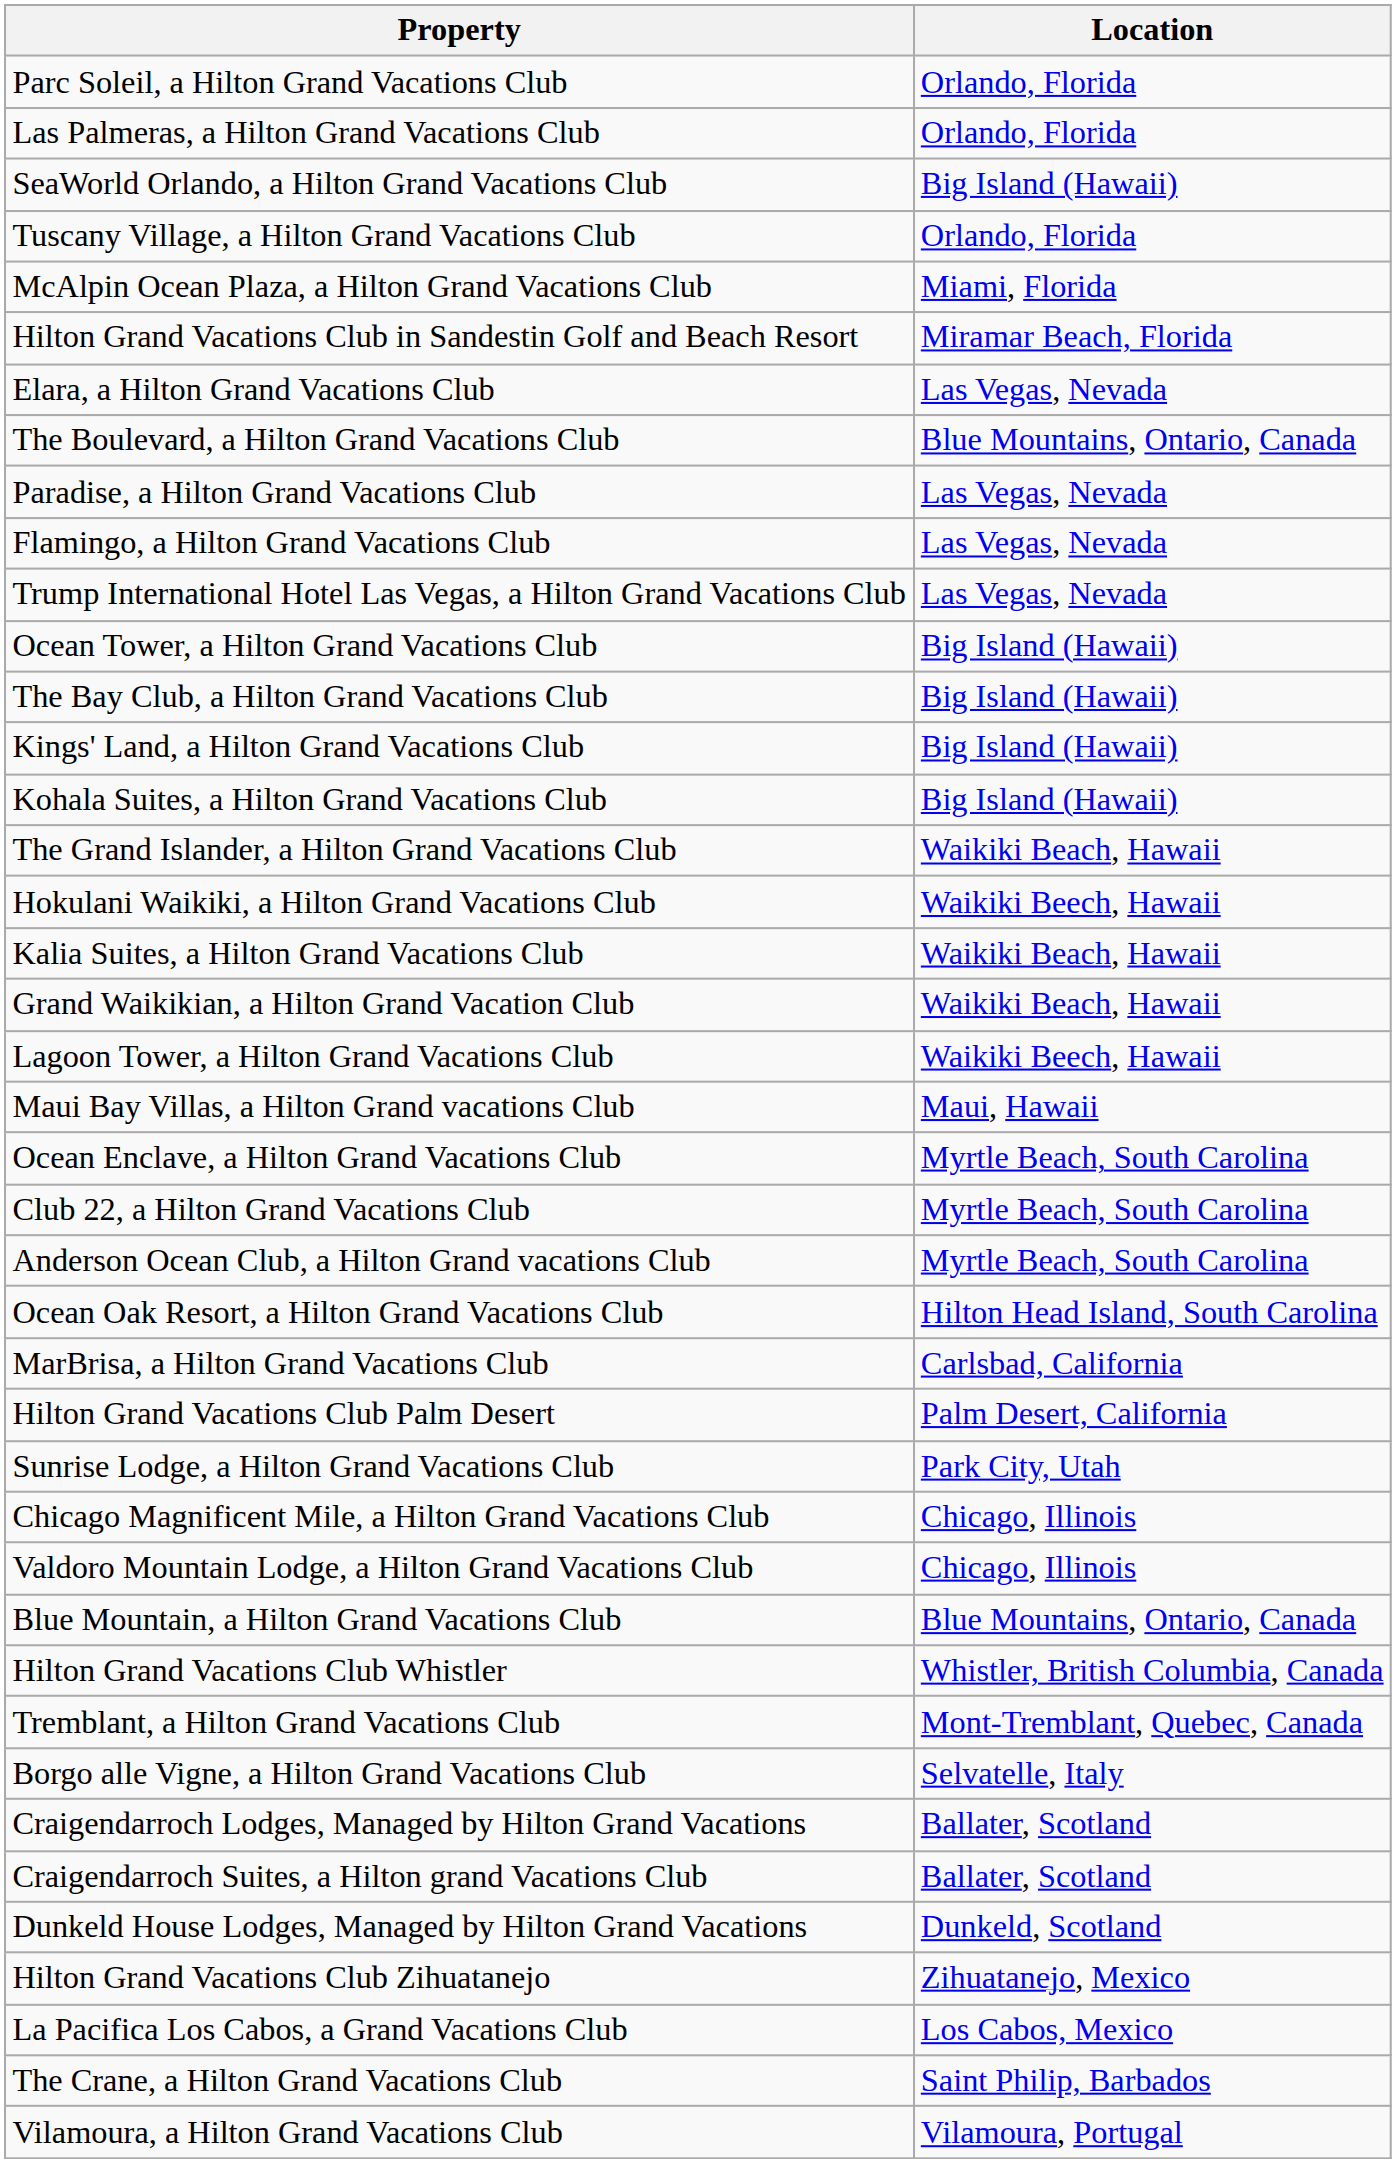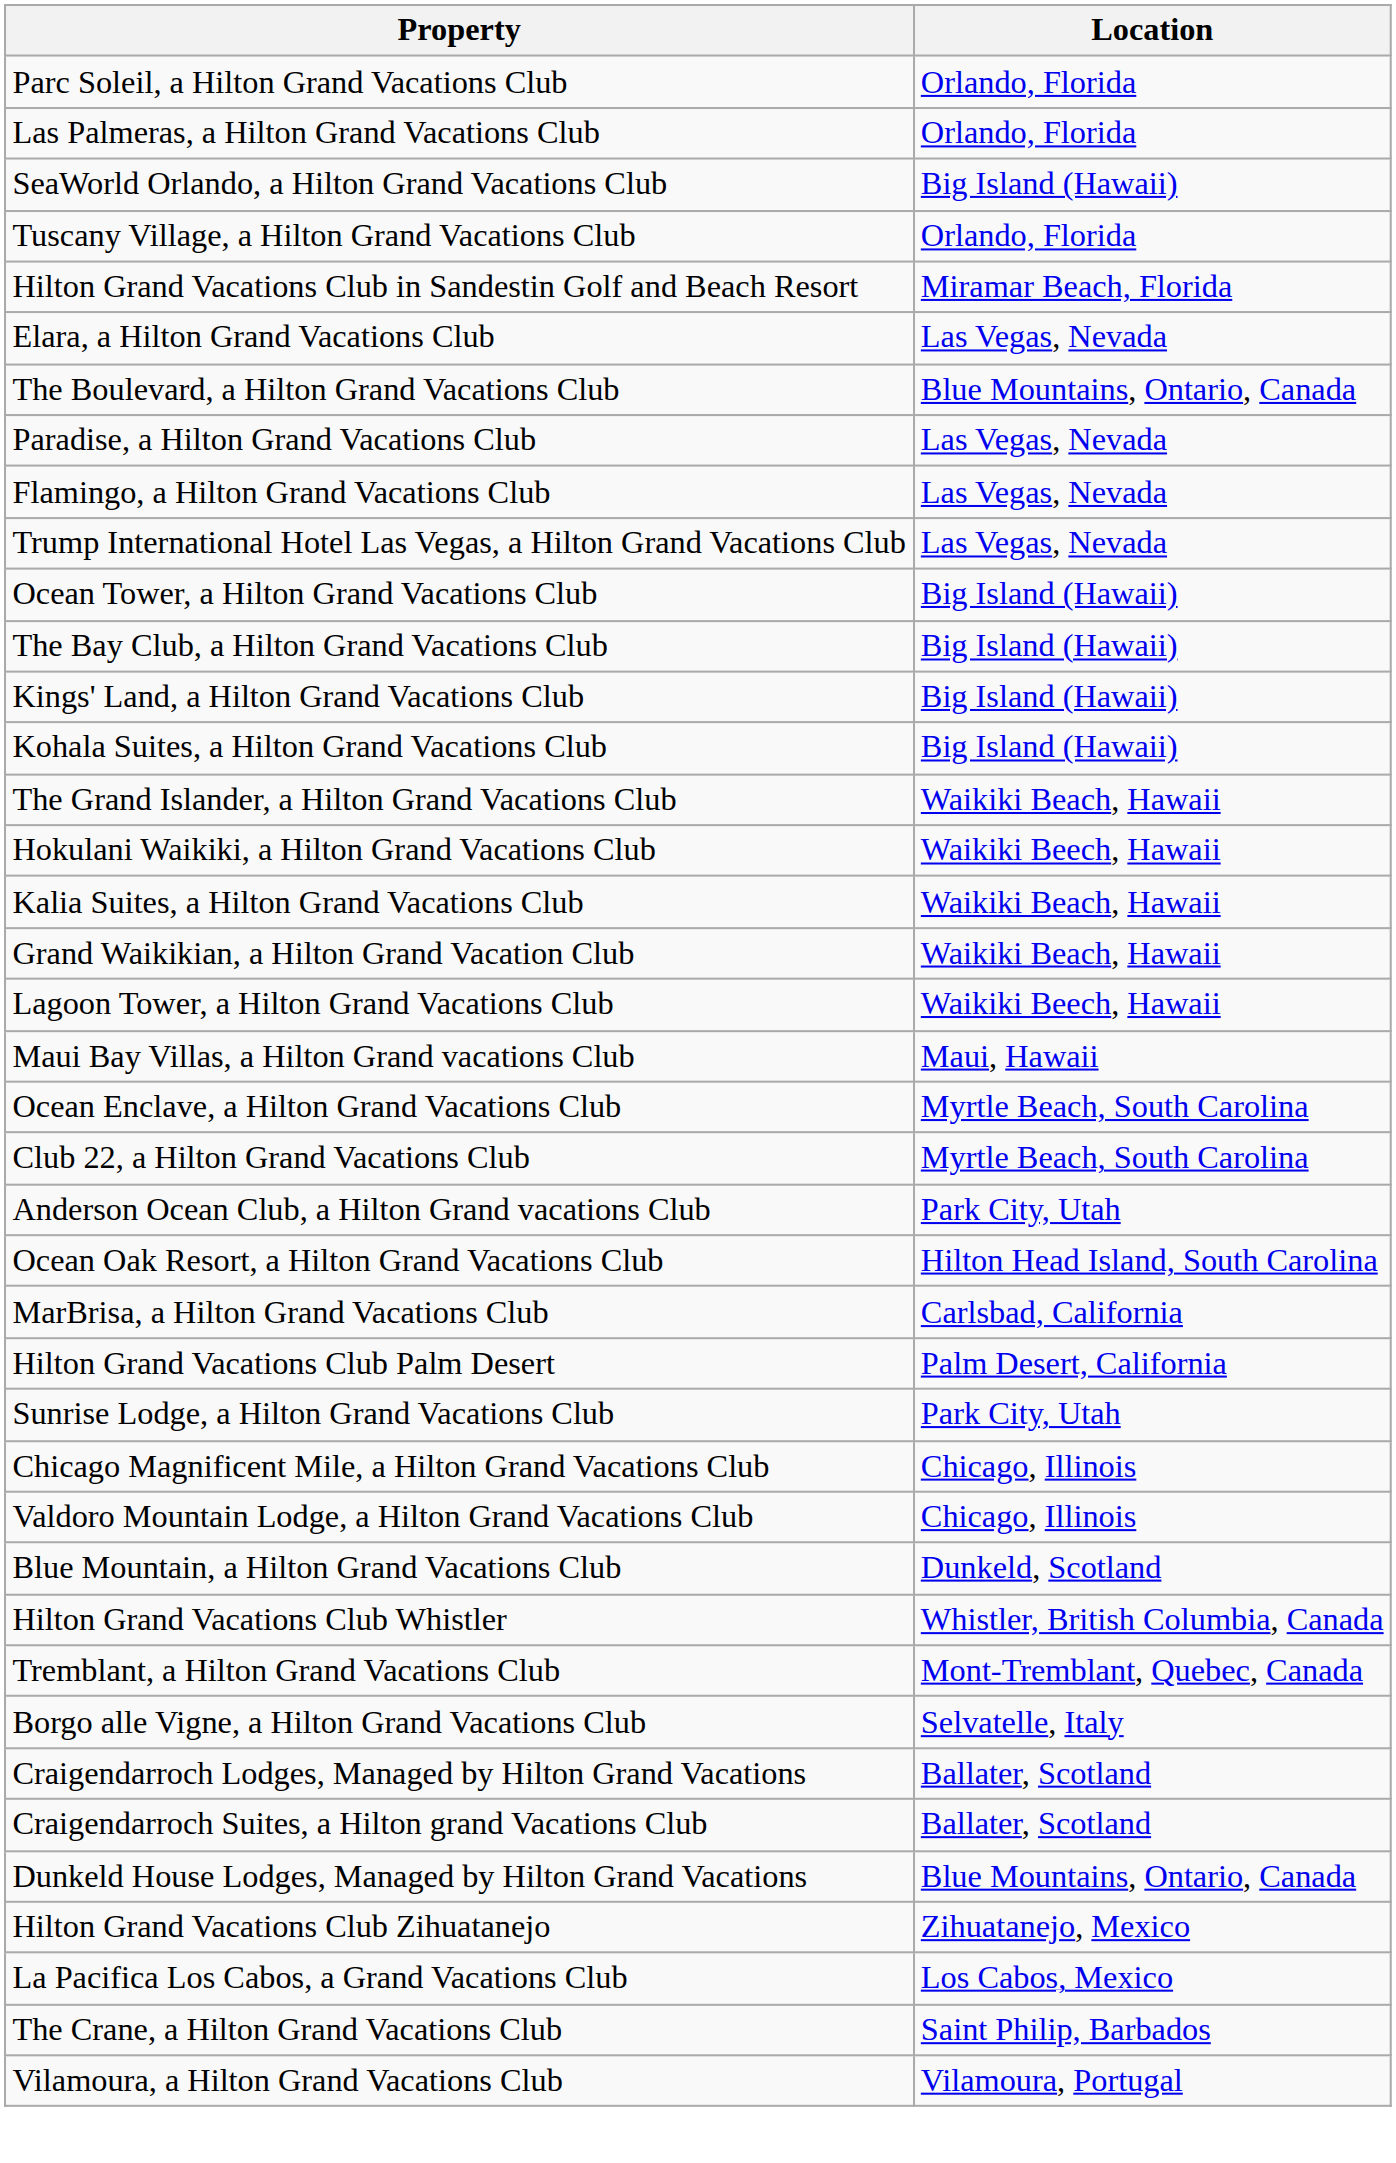- row: (362, 286)
(1115, 1260) Myrtle Beach, South Carolina -> (1021, 1209) Park City, Utah
(1139, 1619) Blue Mountains, Ontario, Canada -> (1041, 1567) Dunkeld, Scotland
(1041, 1926) Dunkeld, Scotland -> (1139, 1875) Blue Mountains, Ontario, Canada
